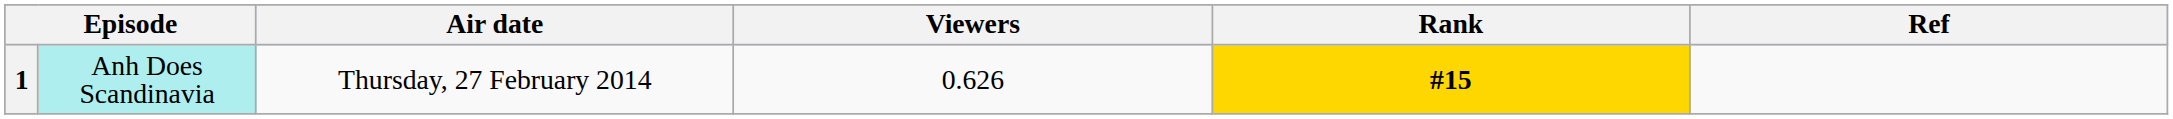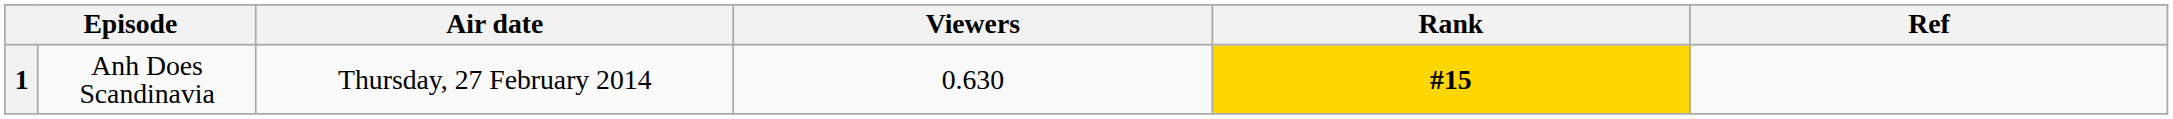(147, 78) paleturquoise background -> (147, 78) no background
(973, 78) 0.626 -> (973, 78) 0.630
